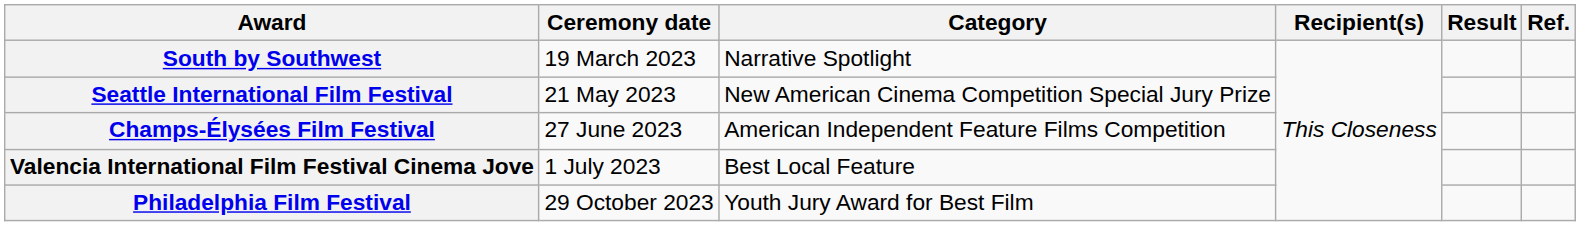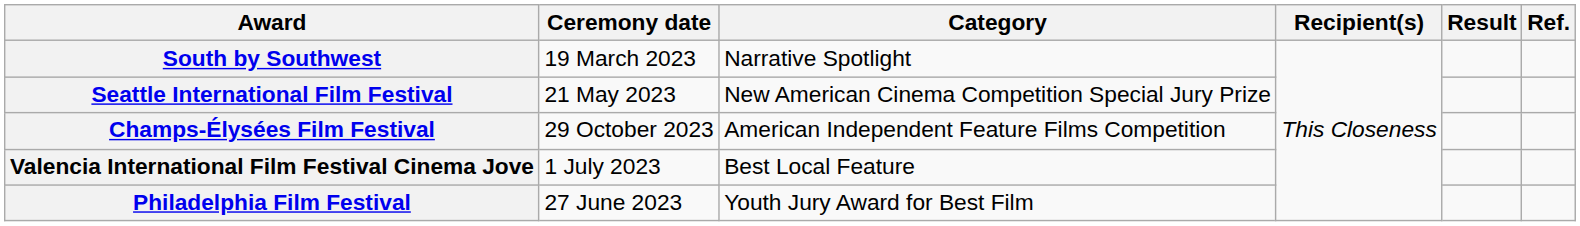(613, 130) 27 June 2023 -> (629, 130) 29 October 2023
(629, 202) 29 October 2023 -> (613, 202) 27 June 2023
